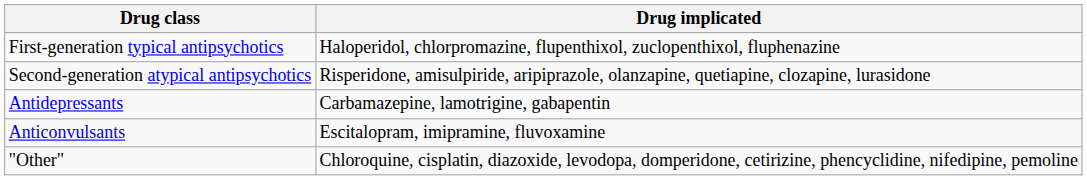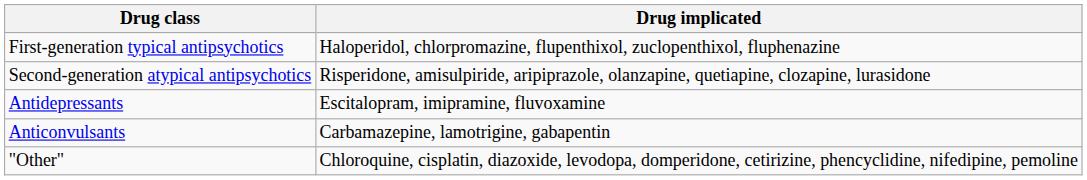(465, 103) Carbamazepine, lamotrigine, gabapentin -> (462, 103) Escitalopram, imipramine, fluvoxamine
(462, 132) Escitalopram, imipramine, fluvoxamine -> (465, 132) Carbamazepine, lamotrigine, gabapentin
